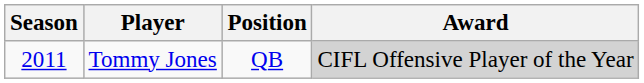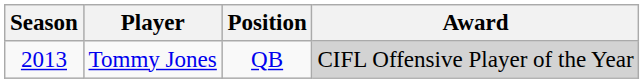(44, 59) 2011 -> (44, 59) 2013
